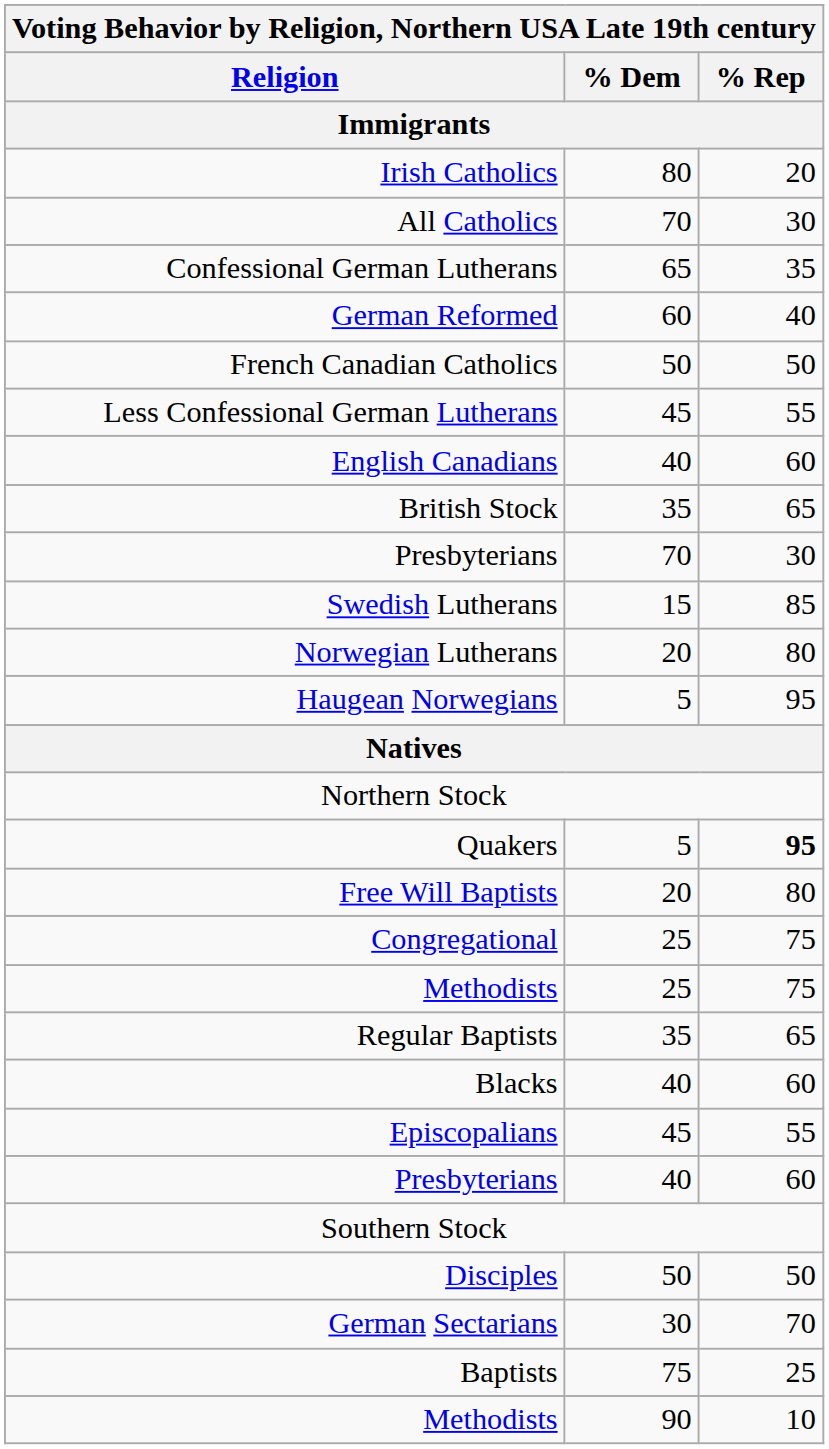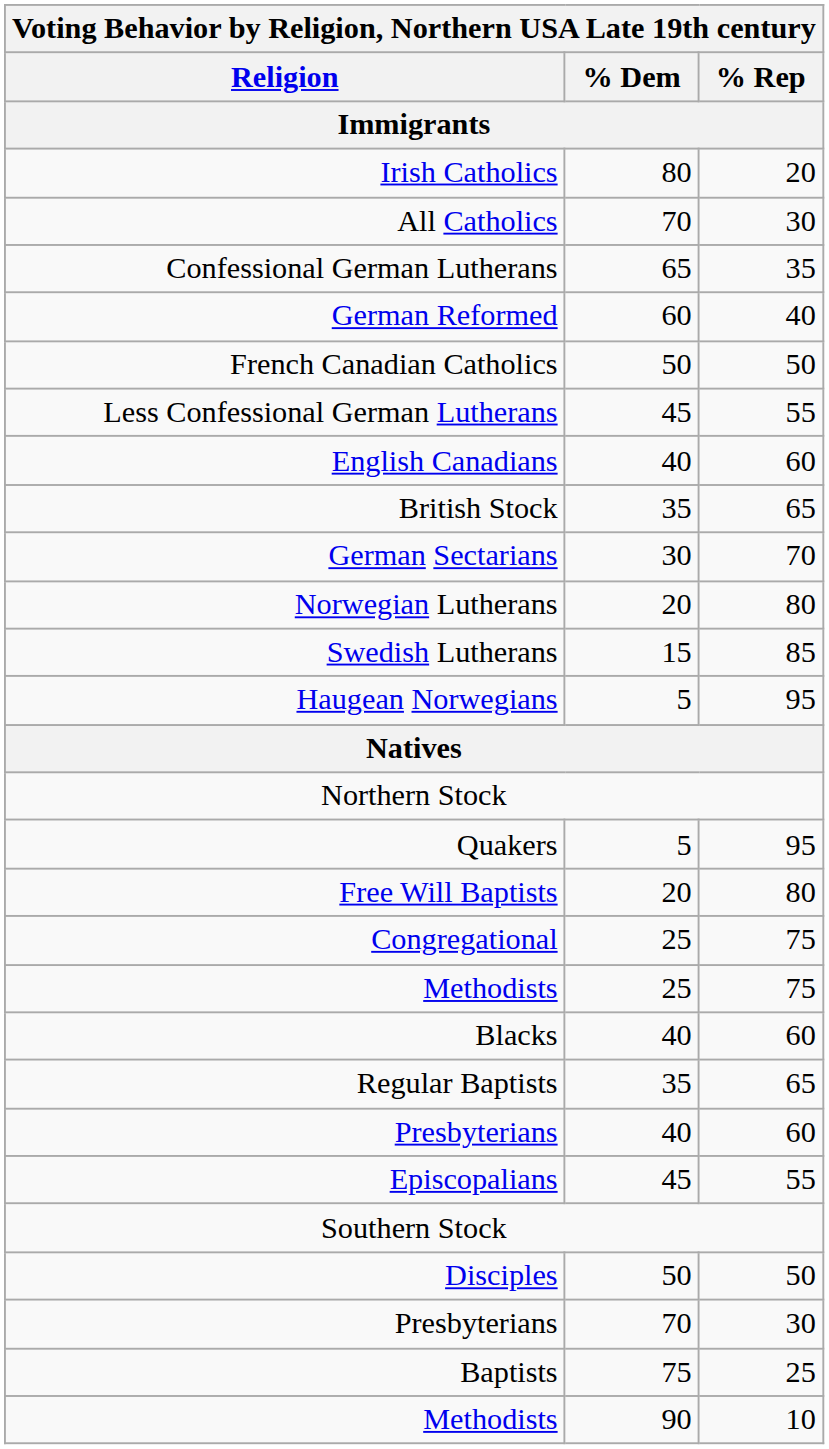rows swapped: (443, 1323) <-> (476, 556)
rows swapped: (426, 651) <-> (442, 603)
(801, 843) bold -> (801, 843) normal
rows swapped: (457, 1035) <-> (516, 1083)
rows swapped: (476, 1179) <-> (474, 1131)
